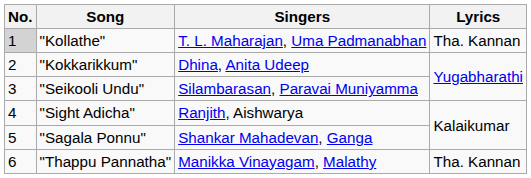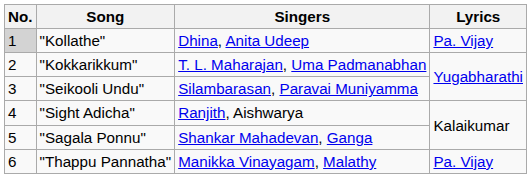(302, 41) T. L. Maharajan, Uma Padmanabhan -> (244, 41) Dhina, Anita Udeep
(477, 41) Tha. Kannan -> (463, 41) Pa. Vijay
(244, 65) Dhina, Anita Udeep -> (302, 65) T. L. Maharajan, Uma Padmanabhan
(477, 161) Tha. Kannan -> (463, 161) Pa. Vijay
